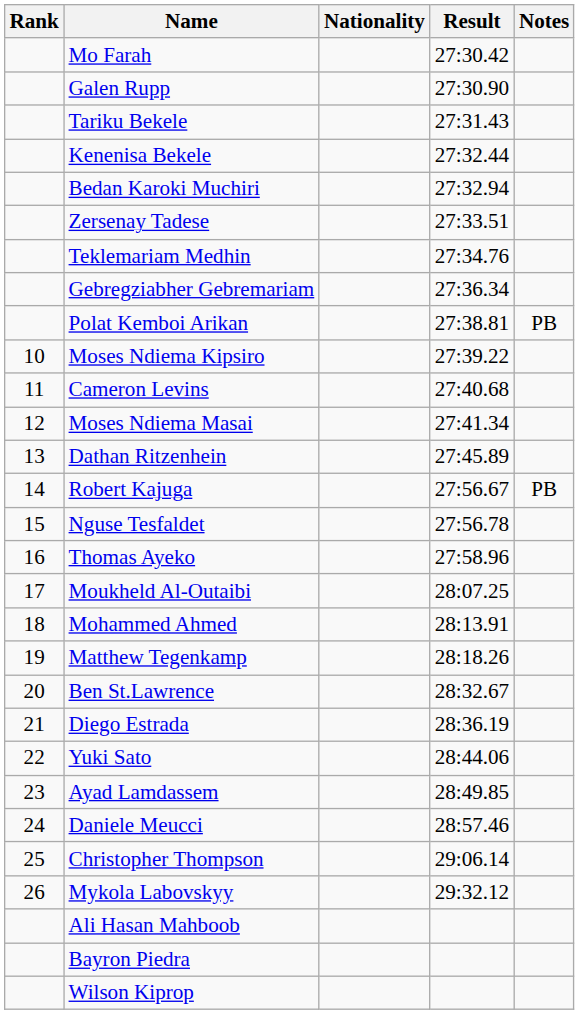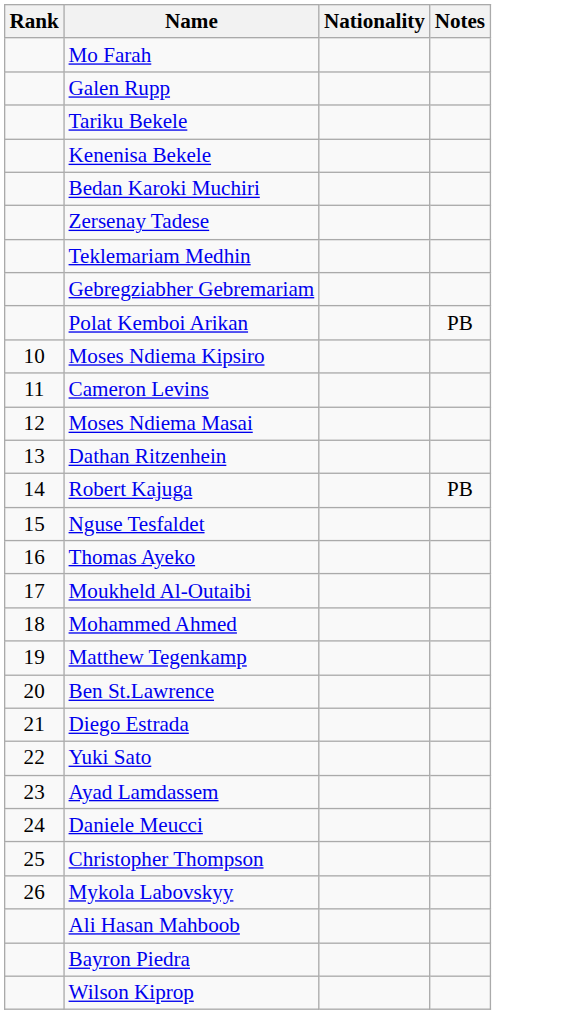- column: (472, 21)
